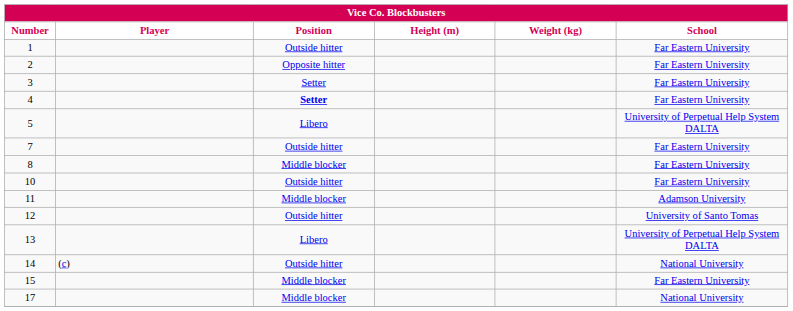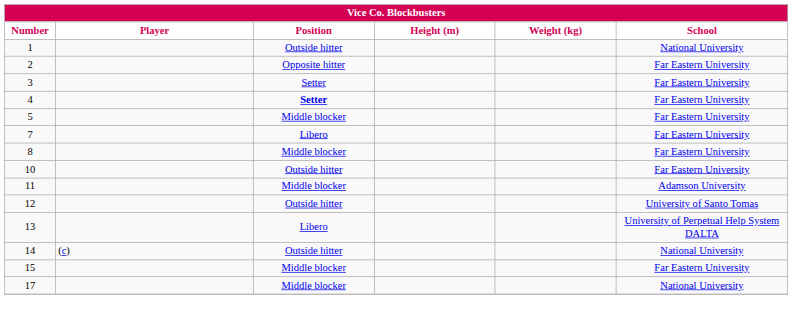(702, 48) Far Eastern University -> (702, 48) National University
(314, 123) Libero -> (314, 117) Middle blocker
(702, 123) University of Perpetual Help System DALTA -> (702, 117) Far Eastern University
(314, 147) Outside hitter -> (314, 134) Libero
